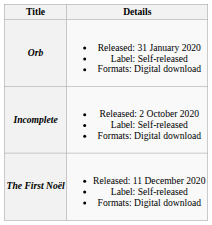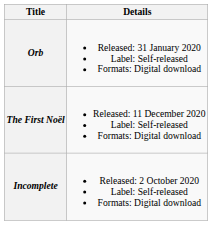rows swapped: (36, 119) <-> (36, 186)
